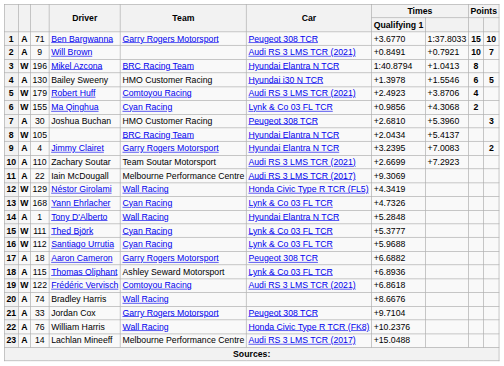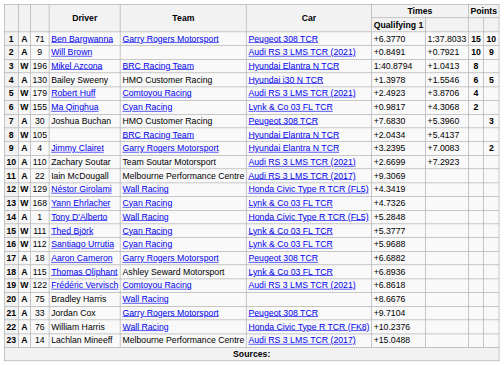(389, 38) +3.6770 -> (389, 38) +6.3770
(491, 52) 7 -> (491, 52) 9
(389, 107) +0.9856 -> (389, 107) +0.9817
(389, 121) +2.6810 -> (389, 121) +7.6830
(294, 217) Hyundai Elantra N TCR -> (309, 217) Honda Civic Type R TCR (FL5)
(40, 299) 74 -> (40, 299) 75
